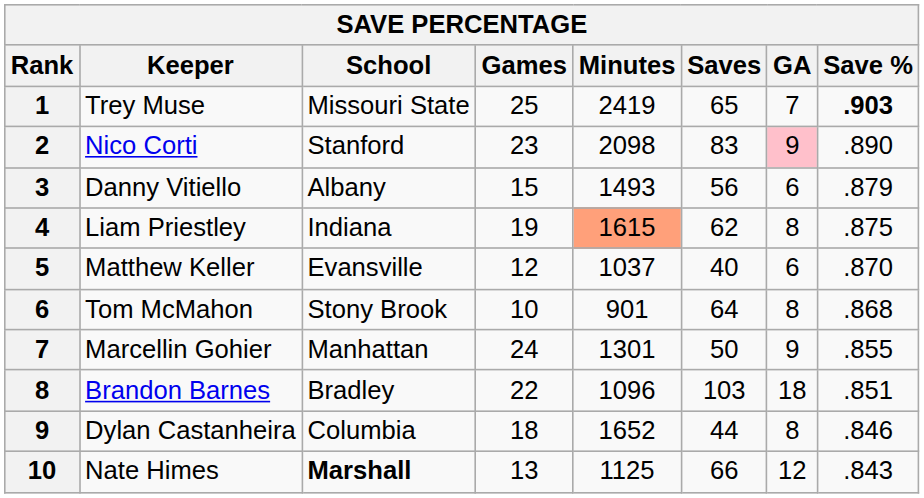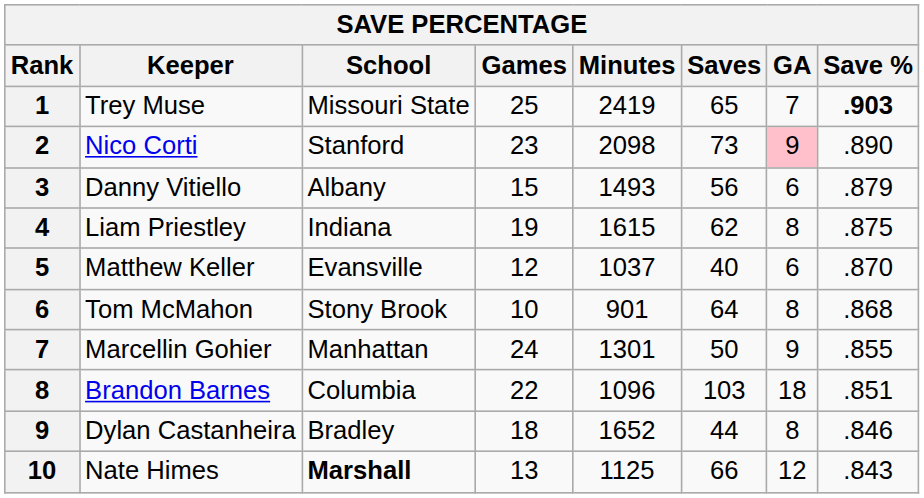(724, 146) 83 -> (724, 146) 73
(627, 227) lightsalmon background -> (627, 227) no background
(351, 390) Bradley -> (362, 390) Columbia
(362, 430) Columbia -> (351, 430) Bradley
